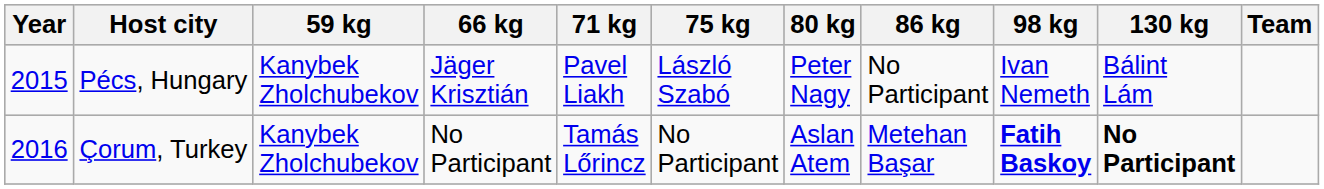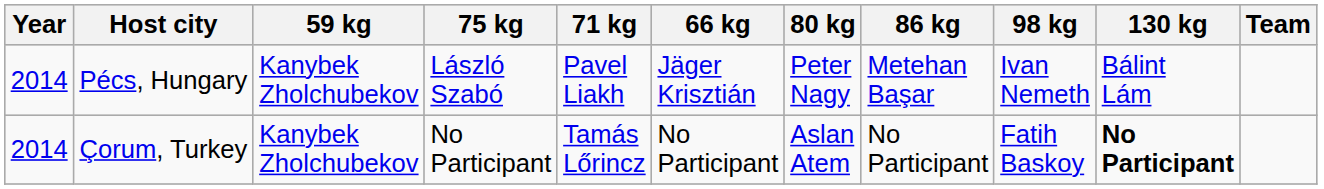columns swapped: (491, 24) <-> (718, 24)
(39, 79) 2015 -> (39, 79) 2014
(928, 79) No Participant -> (917, 79) Metehan Başar
(39, 149) 2016 -> (39, 149) 2014
(917, 149) Metehan Başar -> (928, 149) No Participant
(1046, 149) bold -> (1042, 149) normal
